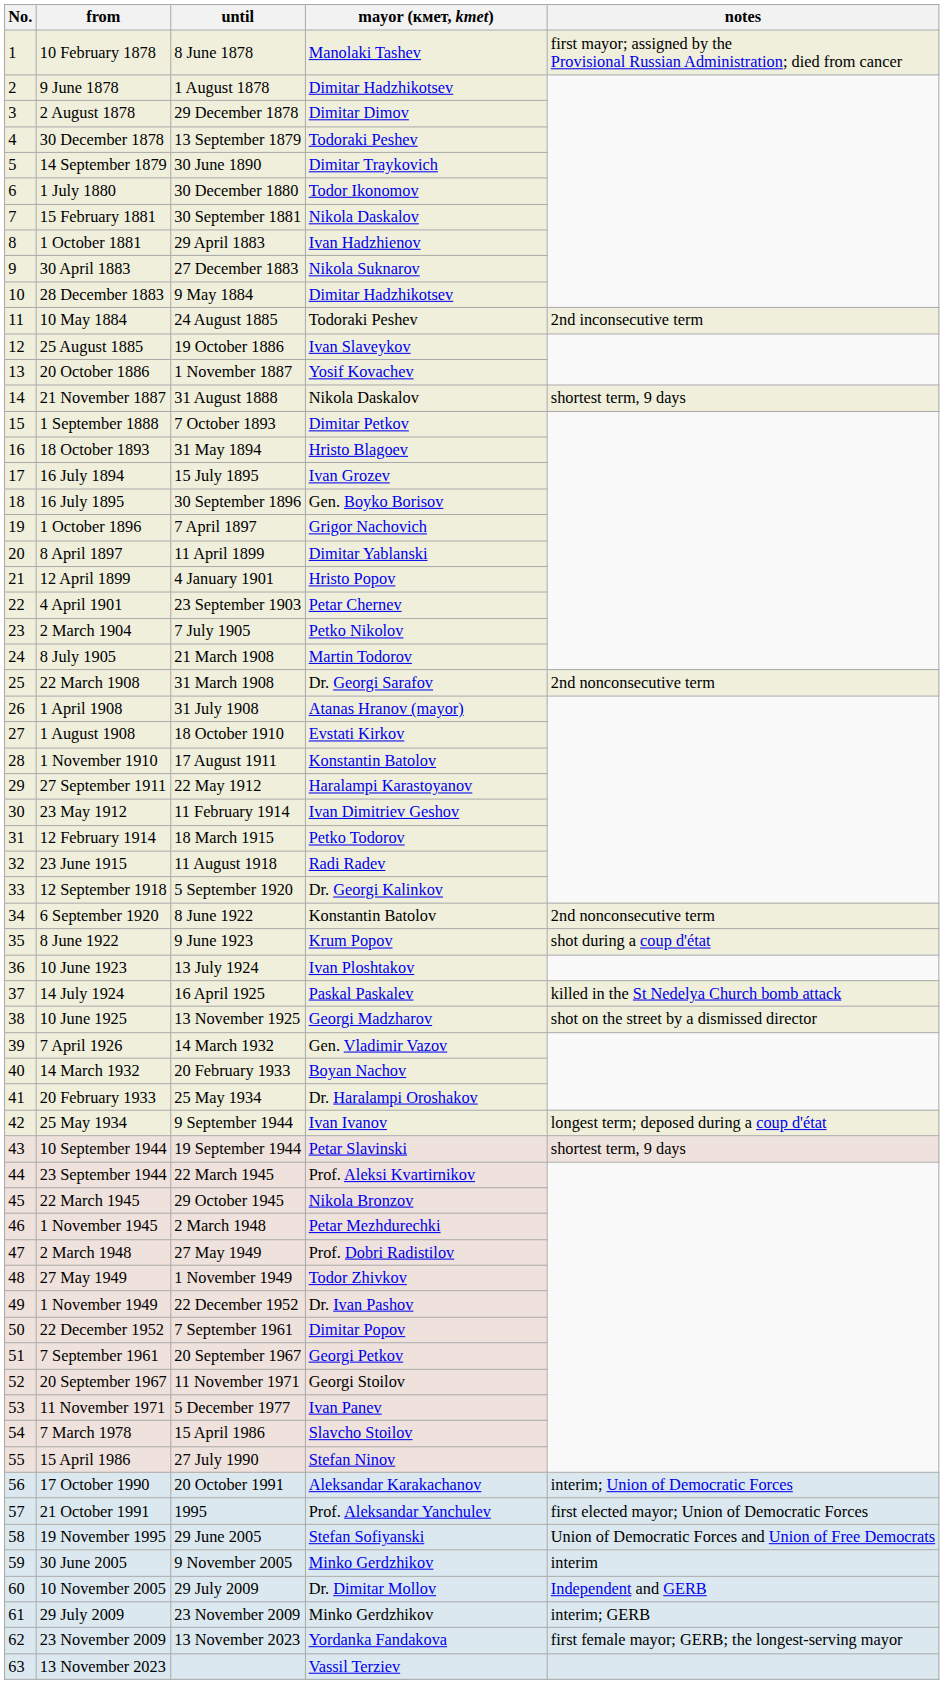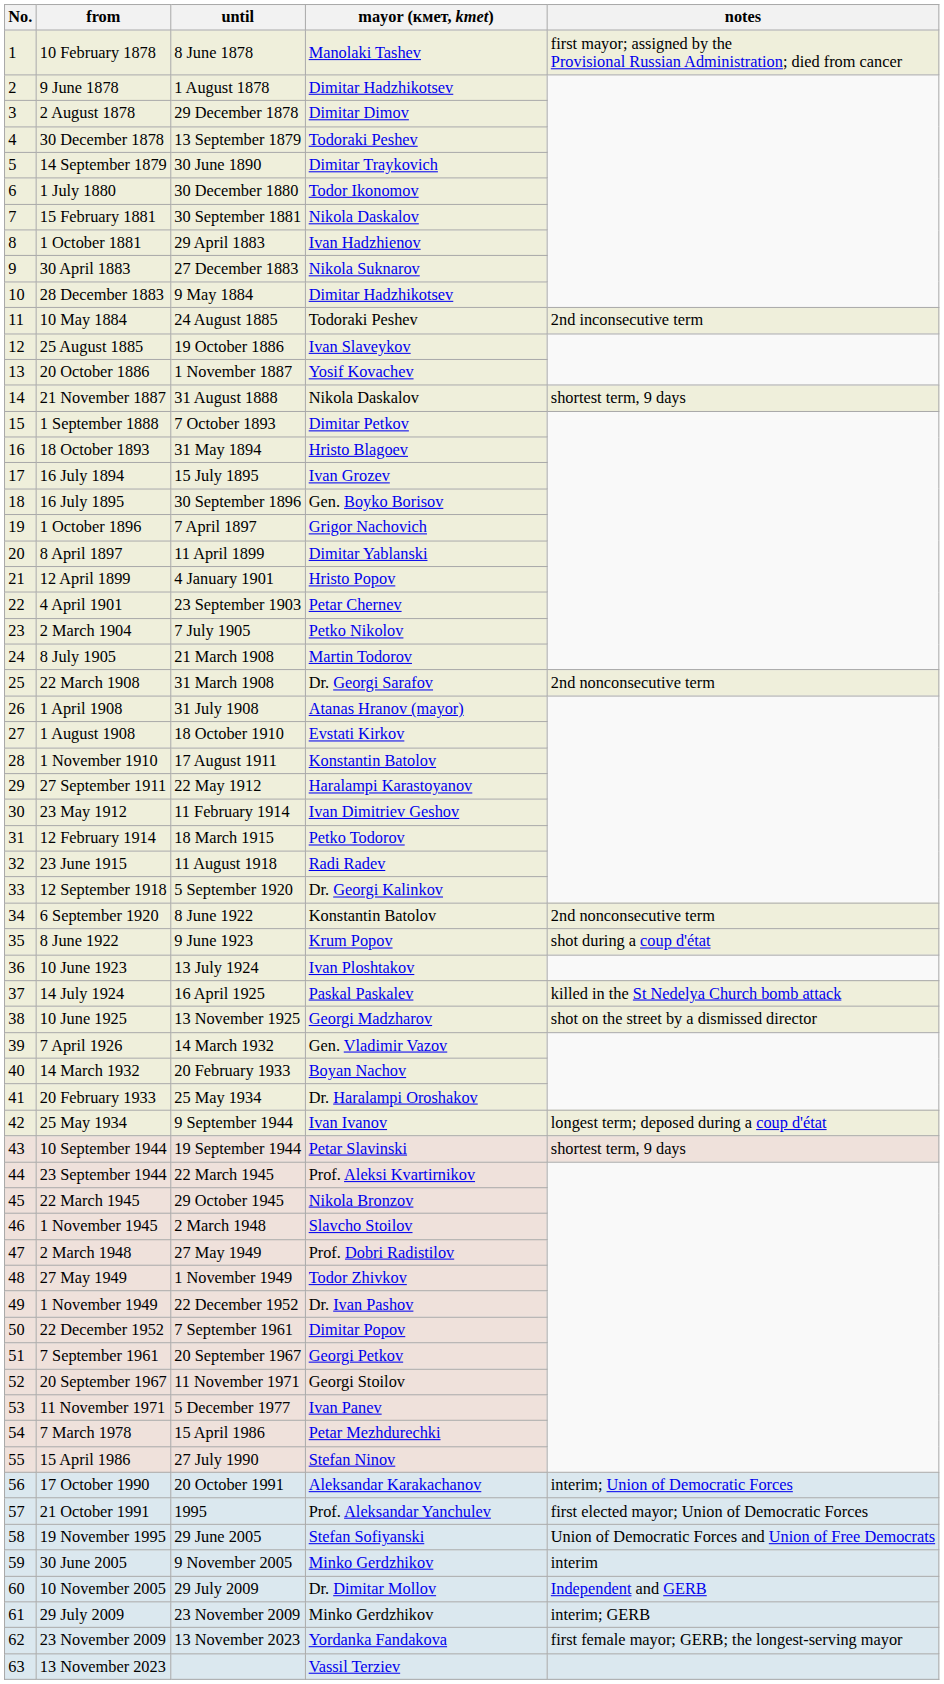(375, 1226) Petar Mezhdurechki -> (361, 1226) Slavcho Stoilov
(361, 1433) Slavcho Stoilov -> (375, 1433) Petar Mezhdurechki
